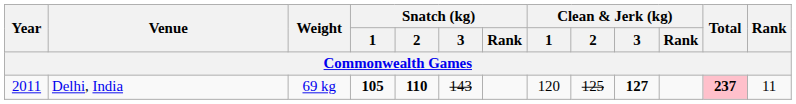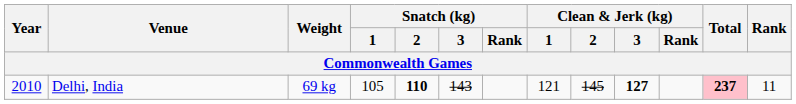(26, 87) 2011 -> (26, 87) 2010
(373, 87) bold -> (373, 87) normal
(549, 87) 120 -> (549, 87) 121
(593, 87) 125 -> (593, 87) 145
